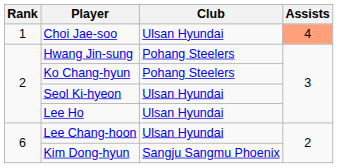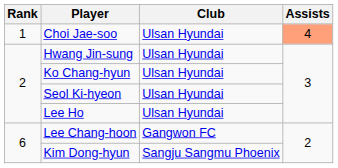(188, 53) Pohang Steelers -> (183, 53) Ulsan Hyundai
(188, 73) Pohang Steelers -> (183, 73) Ulsan Hyundai
(183, 133) Ulsan Hyundai -> (179, 133) Gangwon FC
